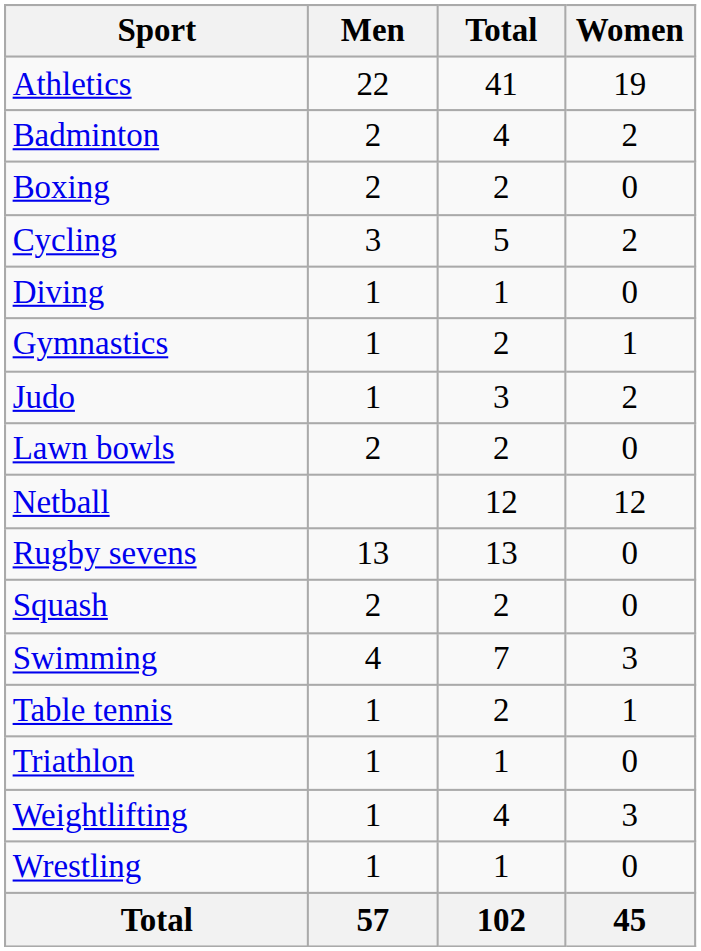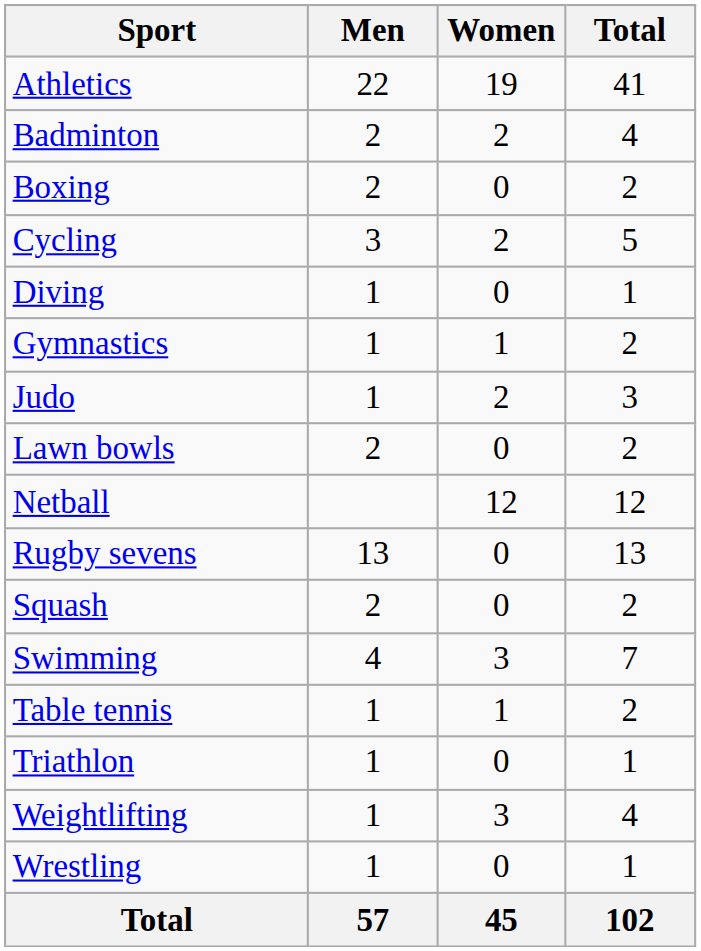columns swapped: (630, 30) <-> (501, 30)
